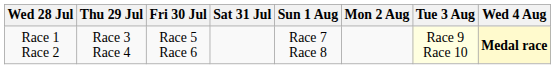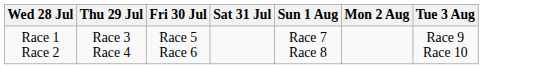- column: (514, 15)
(445, 44) lightyellow background -> (445, 44) no background
